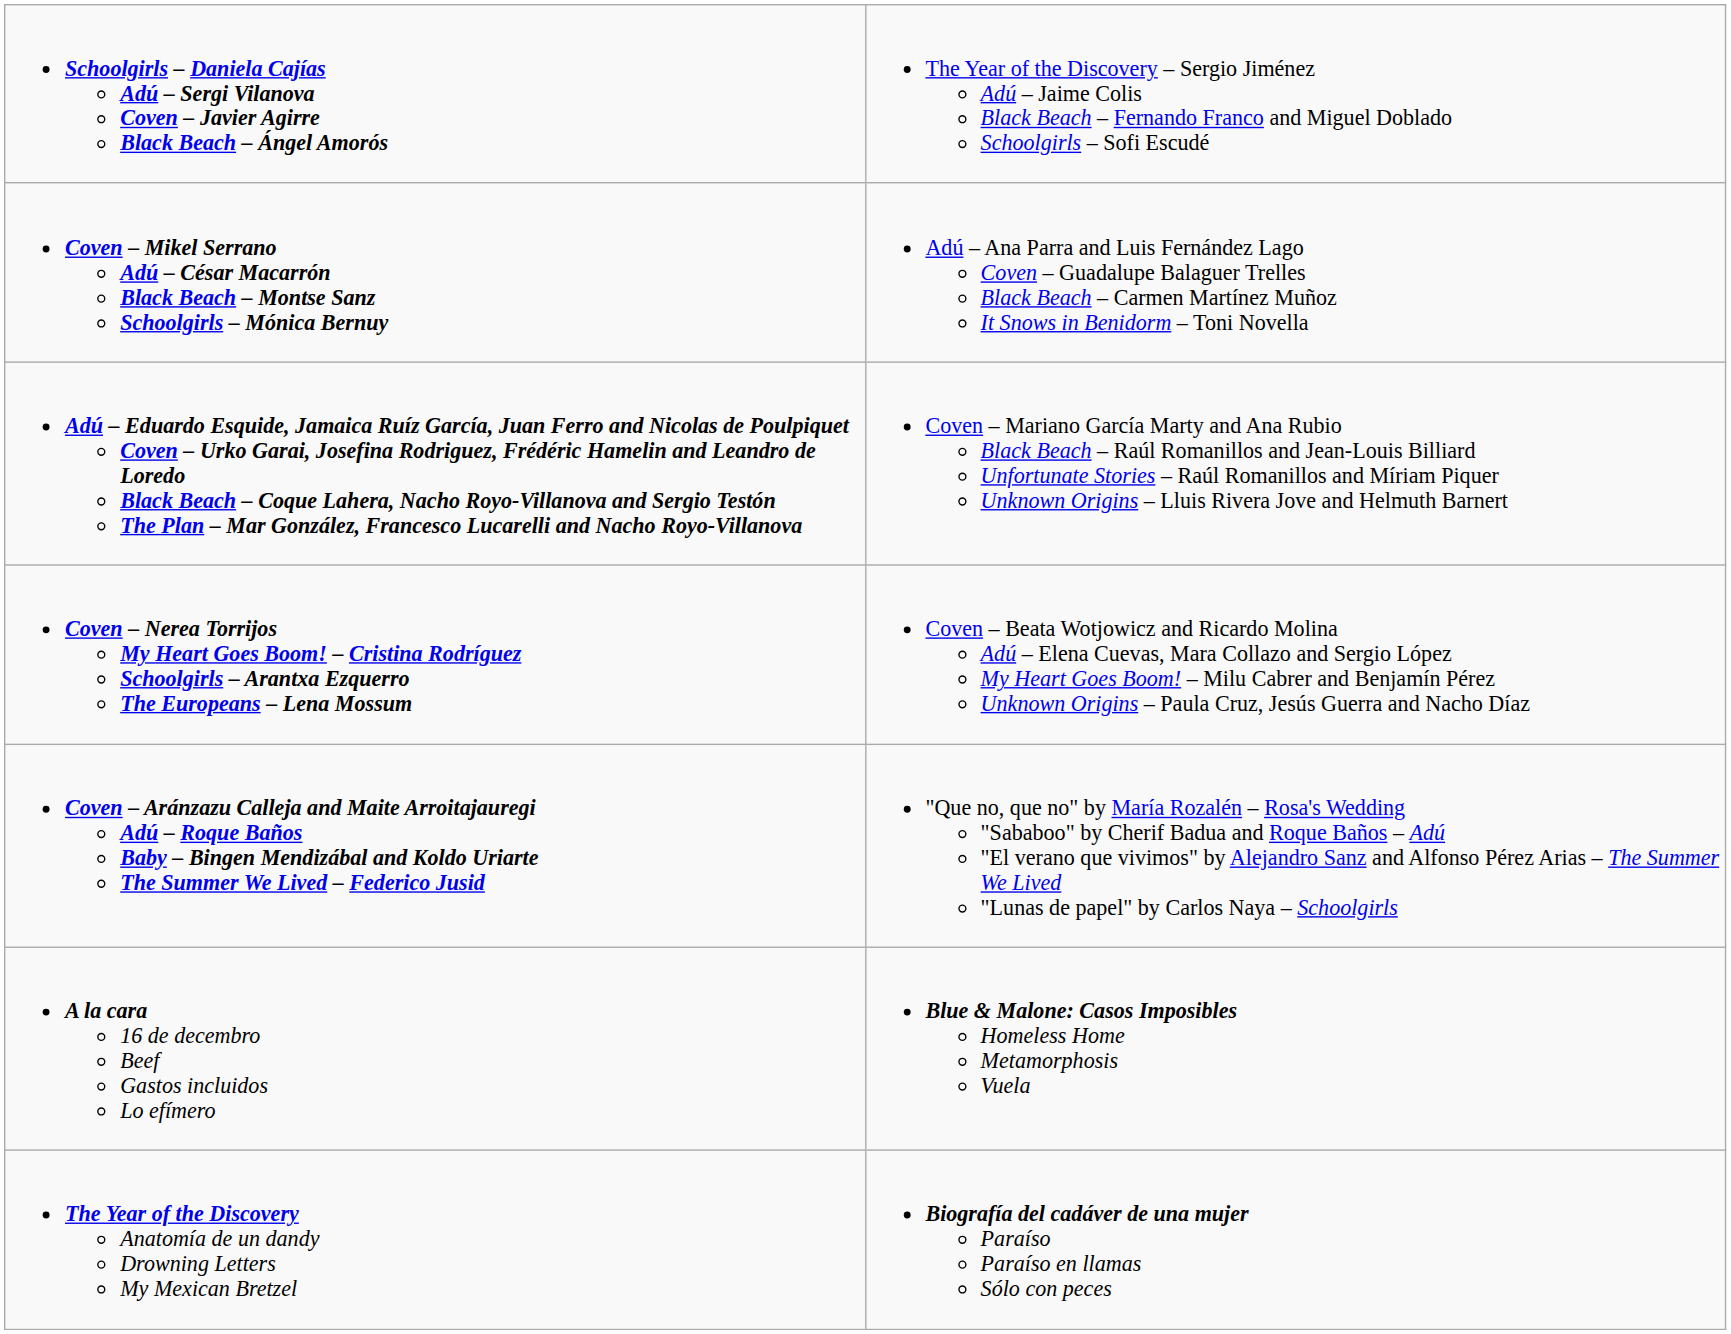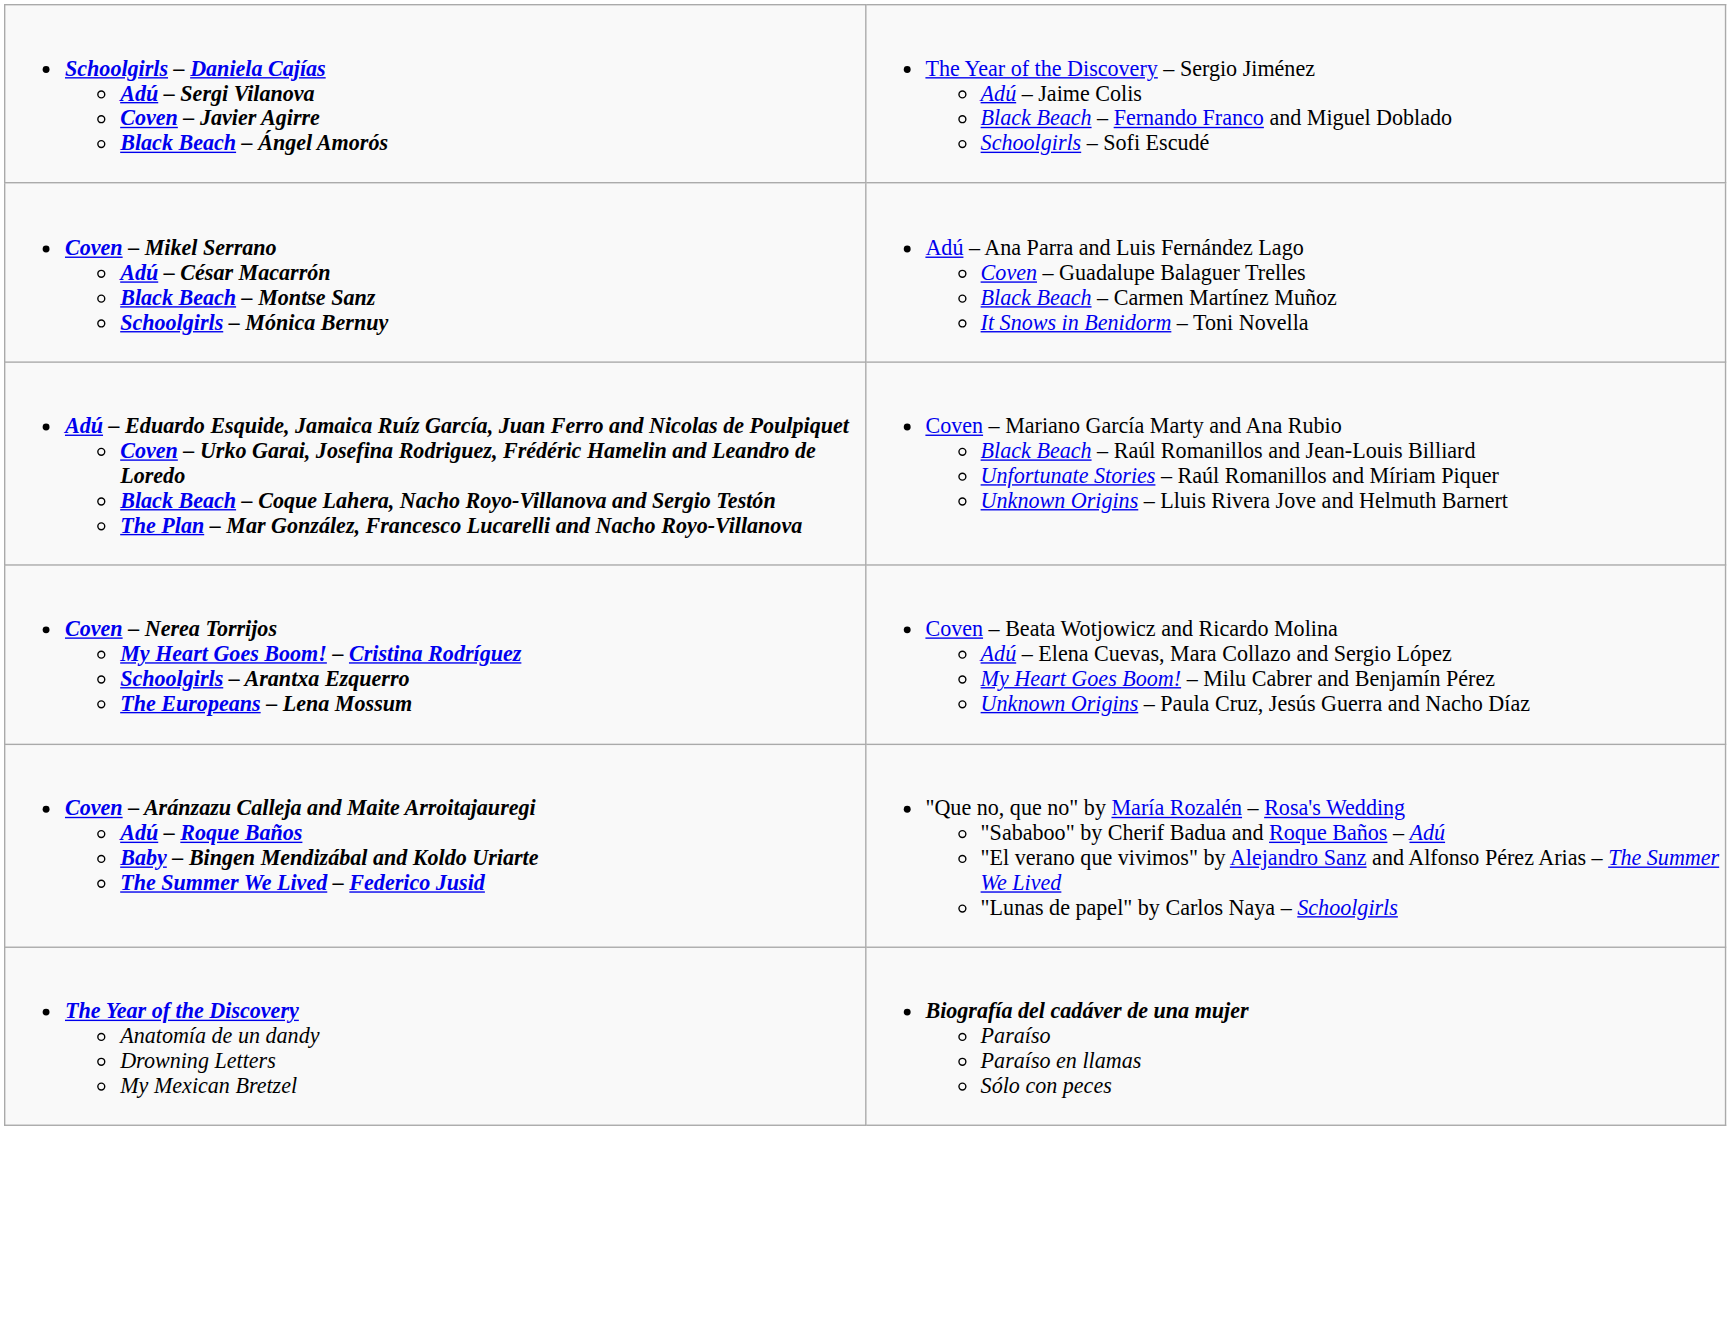- row: (435, 1061)
